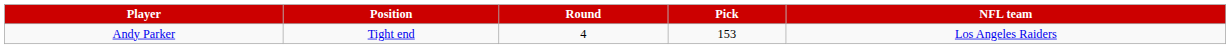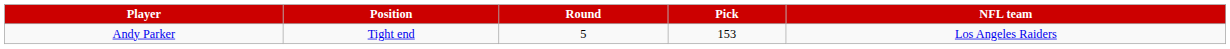(583, 33) 4 -> (583, 33) 5
